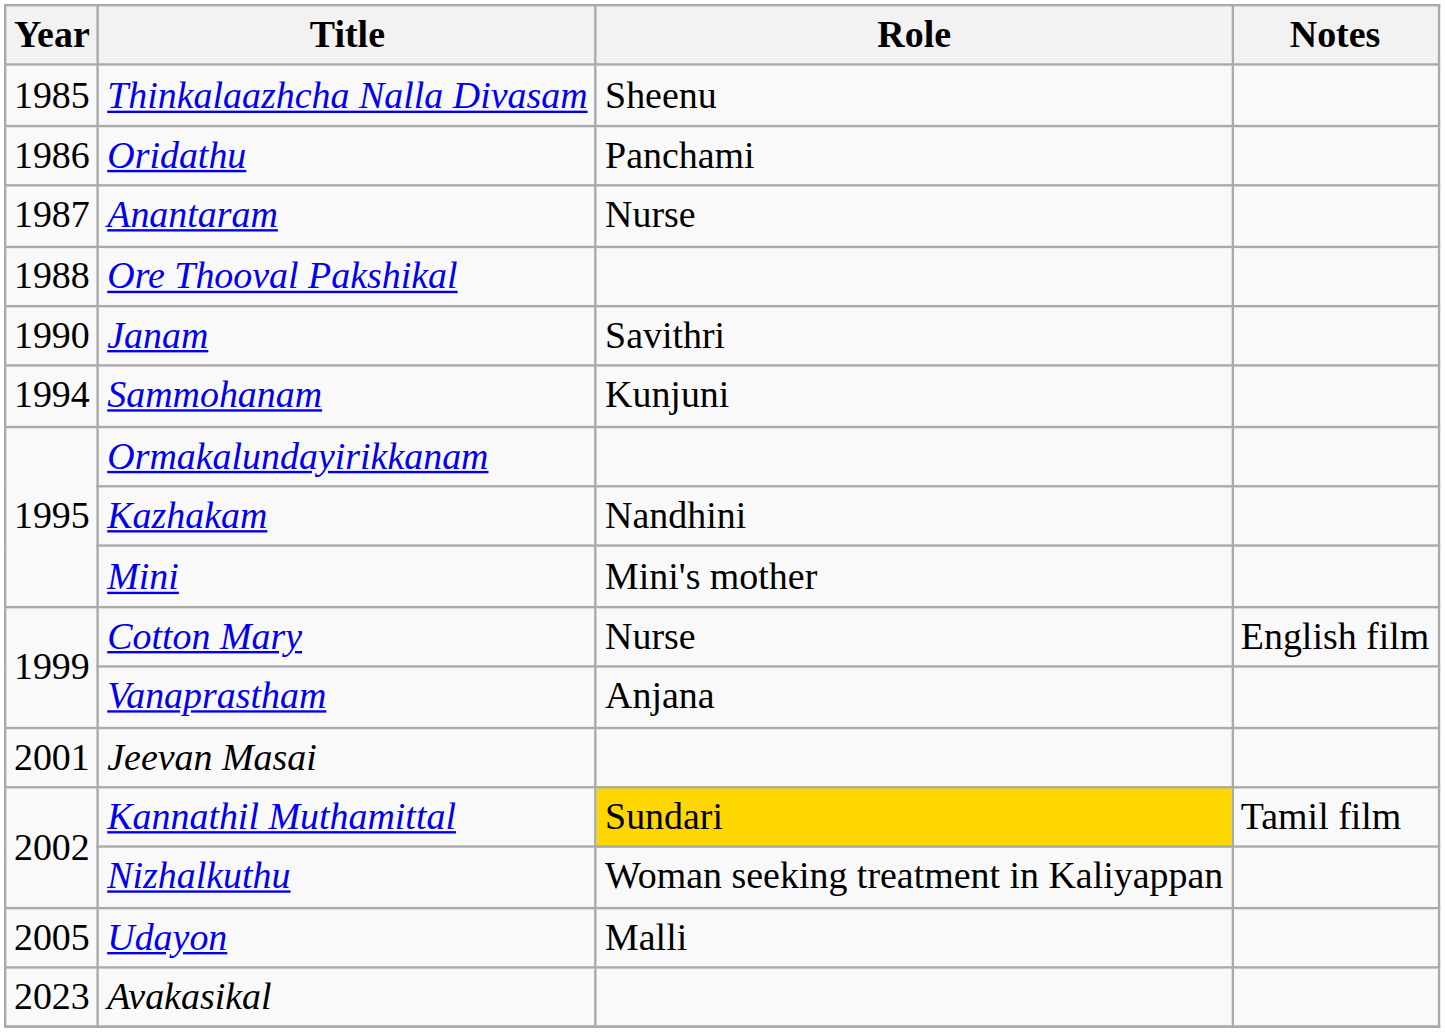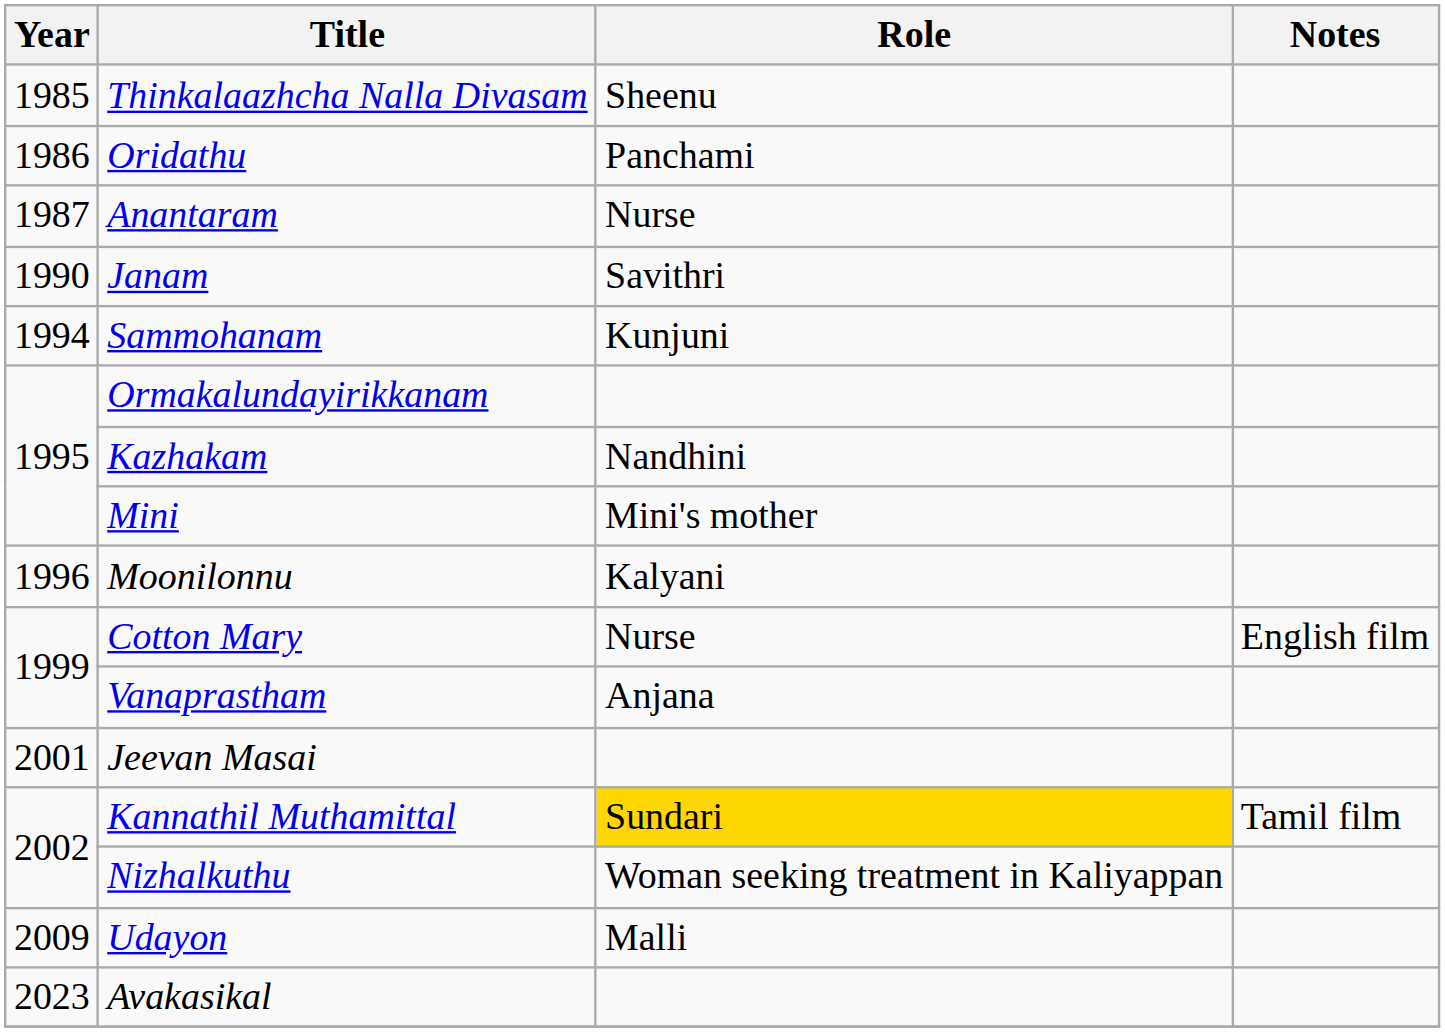- row: (282, 275)
+ row: (200, 575)
(52, 936) 2005 -> (52, 936) 2009
